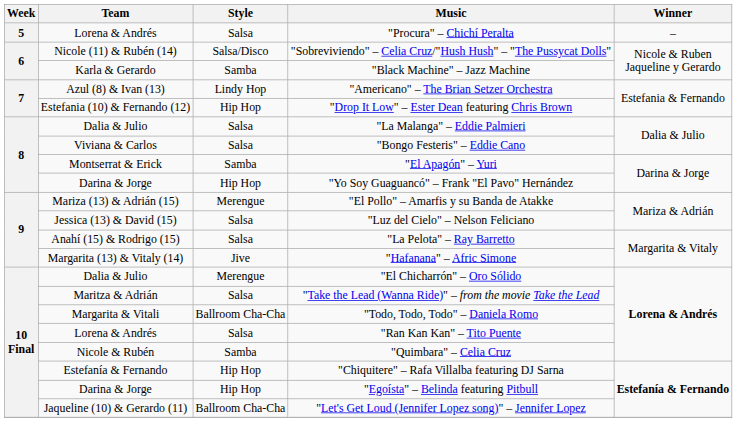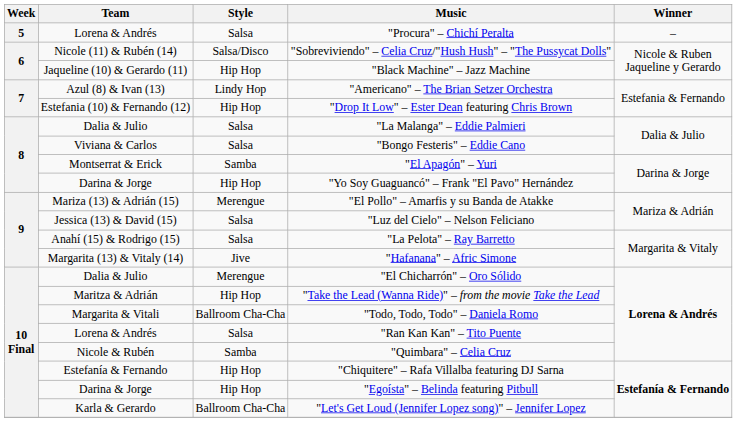(115, 70) Karla & Gerardo -> (115, 70) Jaqueline (10) & Gerardo (11)
(240, 70) Samba -> (240, 70) Hip Hop
(240, 295) Salsa -> (240, 295) Hip Hop
(115, 408) Jaqueline (10) & Gerardo (11) -> (115, 408) Karla & Gerardo
